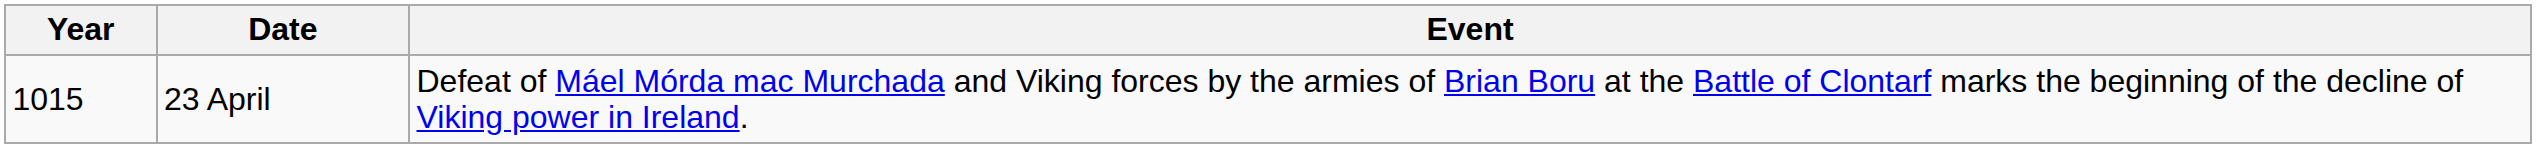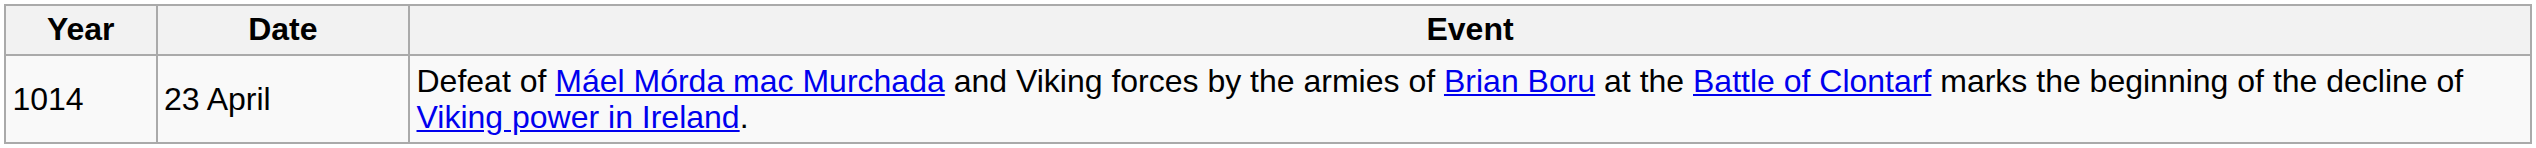(48, 98) 1015 -> (48, 98) 1014
